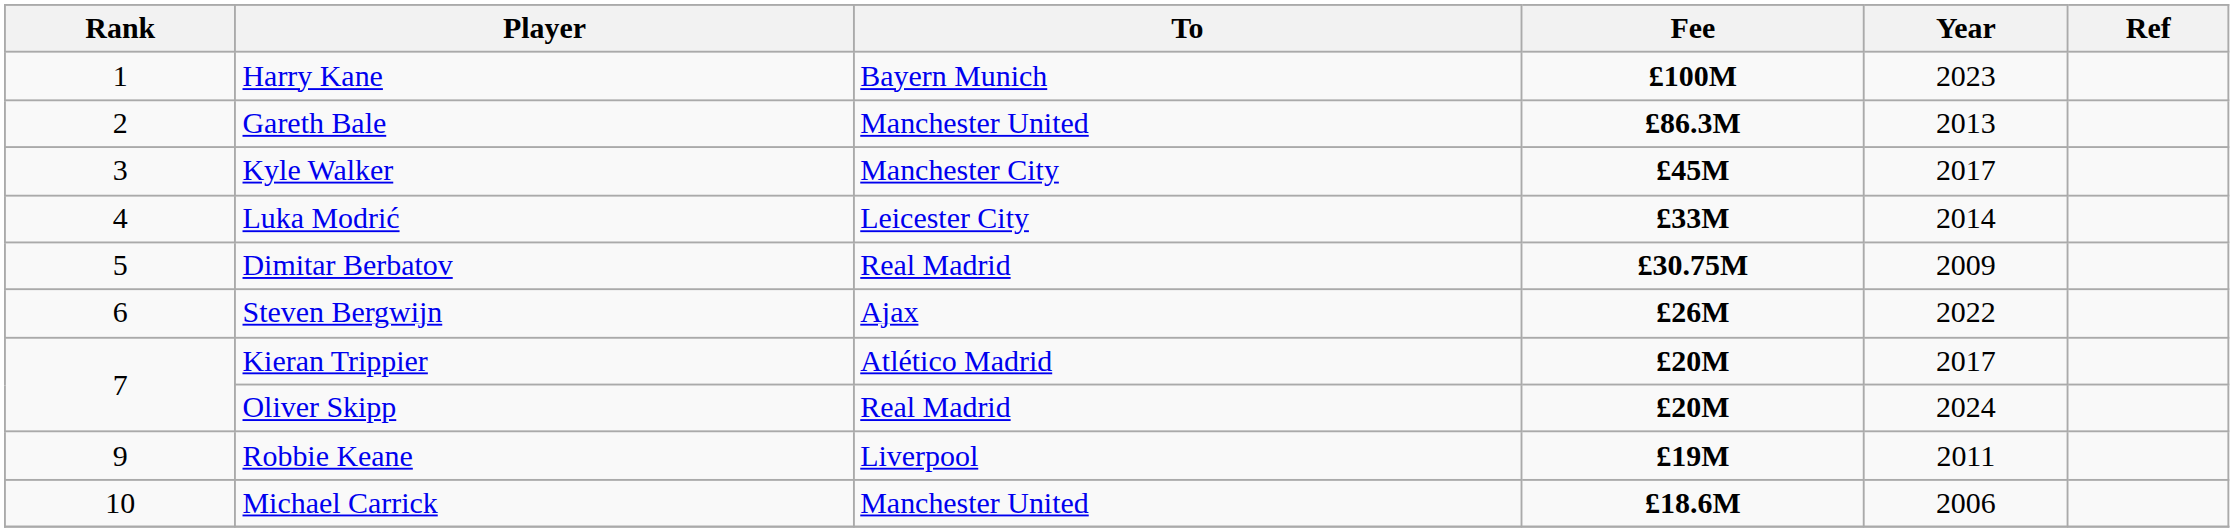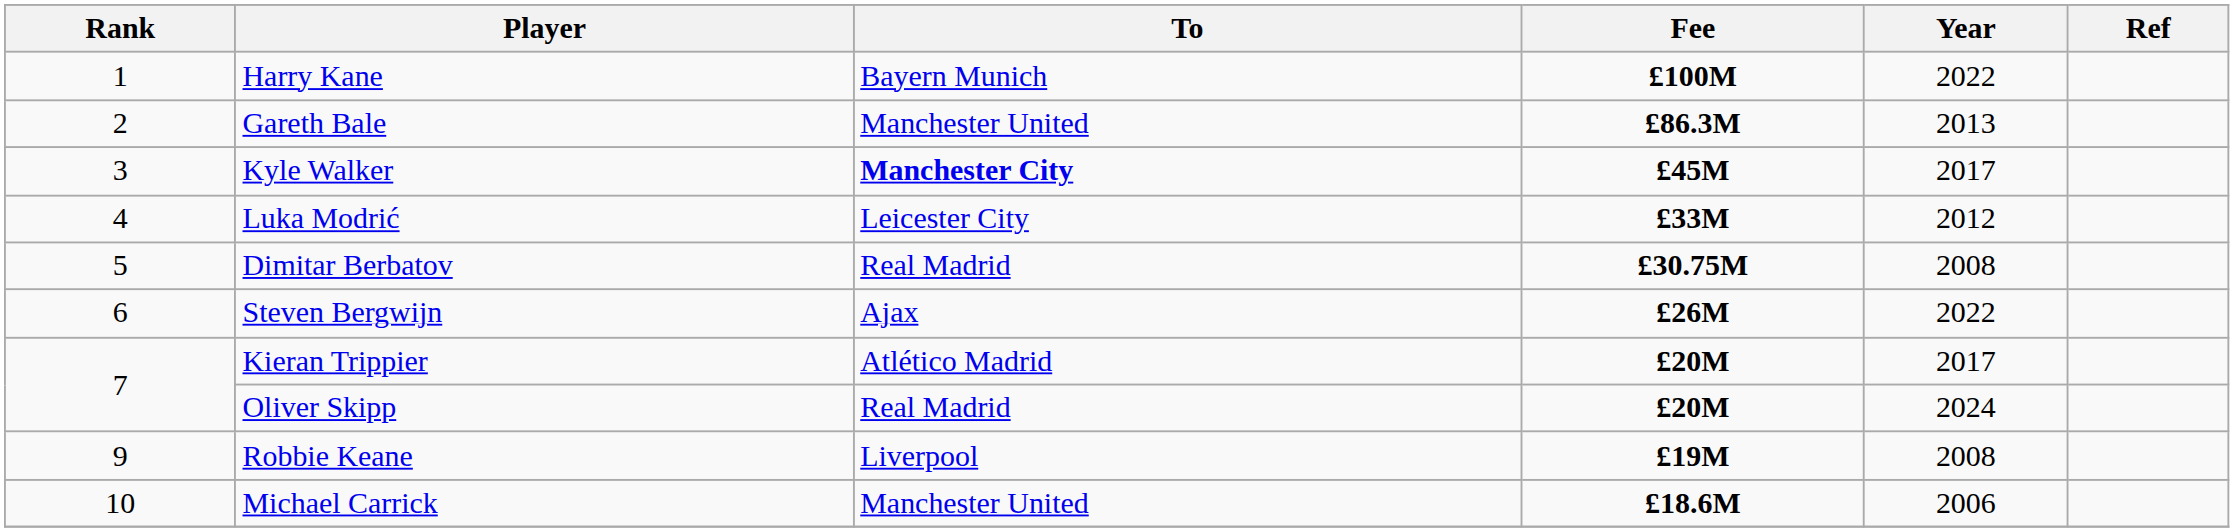(1966, 75) 2023 -> (1966, 75) 2022
(960, 170) normal -> (967, 170) bold
(1966, 218) 2014 -> (1966, 218) 2012
(1966, 265) 2009 -> (1966, 265) 2008
(1966, 455) 2011 -> (1966, 455) 2008
